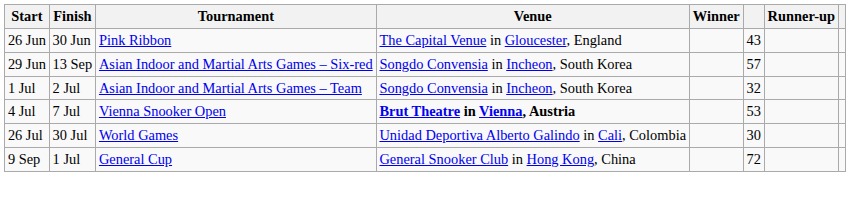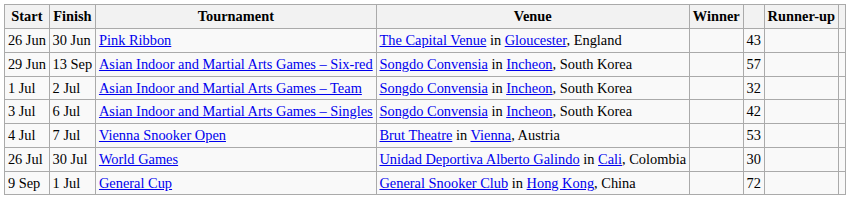+ row: (22, 111)
(477, 111) bold -> (470, 135) normal
